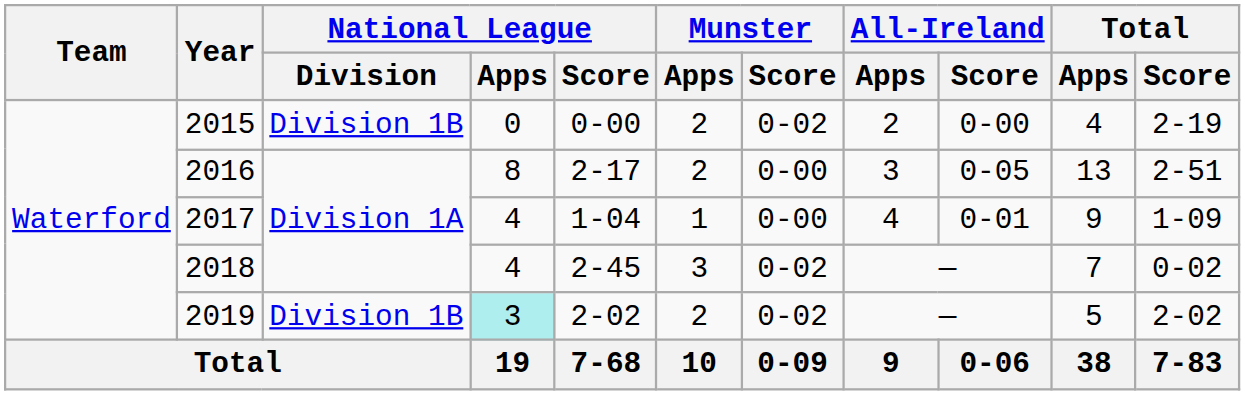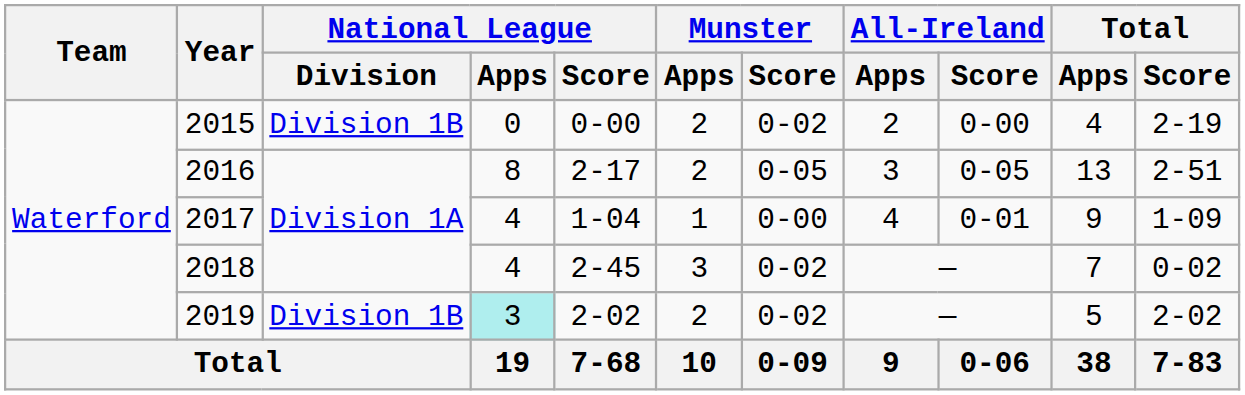(793, 173) 0-00 -> (793, 173) 0-05
